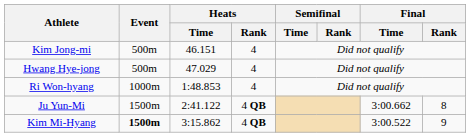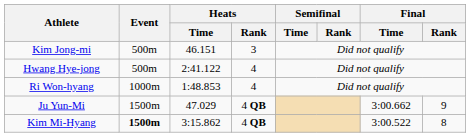(254, 50) 4 -> (254, 50) 3
(201, 68) 47.029 -> (201, 68) 2:41.122
(201, 105) 2:41.122 -> (201, 105) 47.029
(444, 105) 8 -> (444, 105) 9
(444, 123) 9 -> (444, 123) 8
